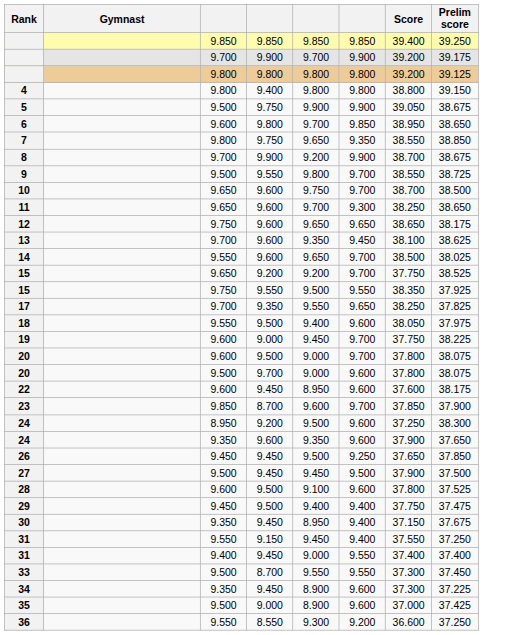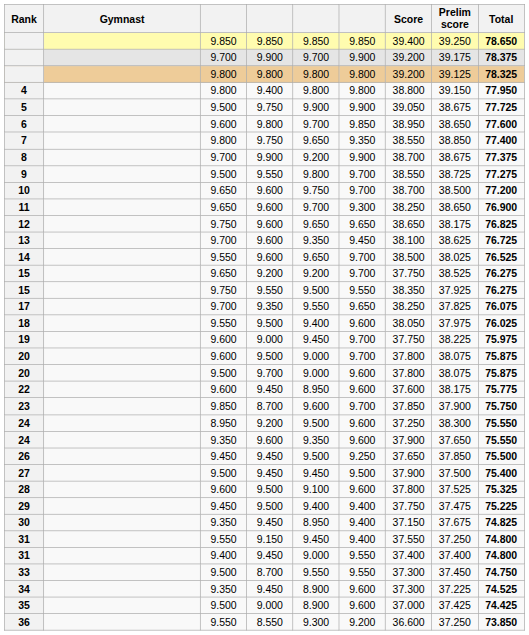+ column: (501, 19)
